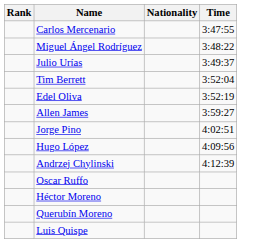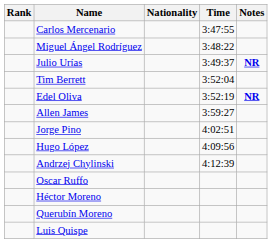+ column: (252, 12)
